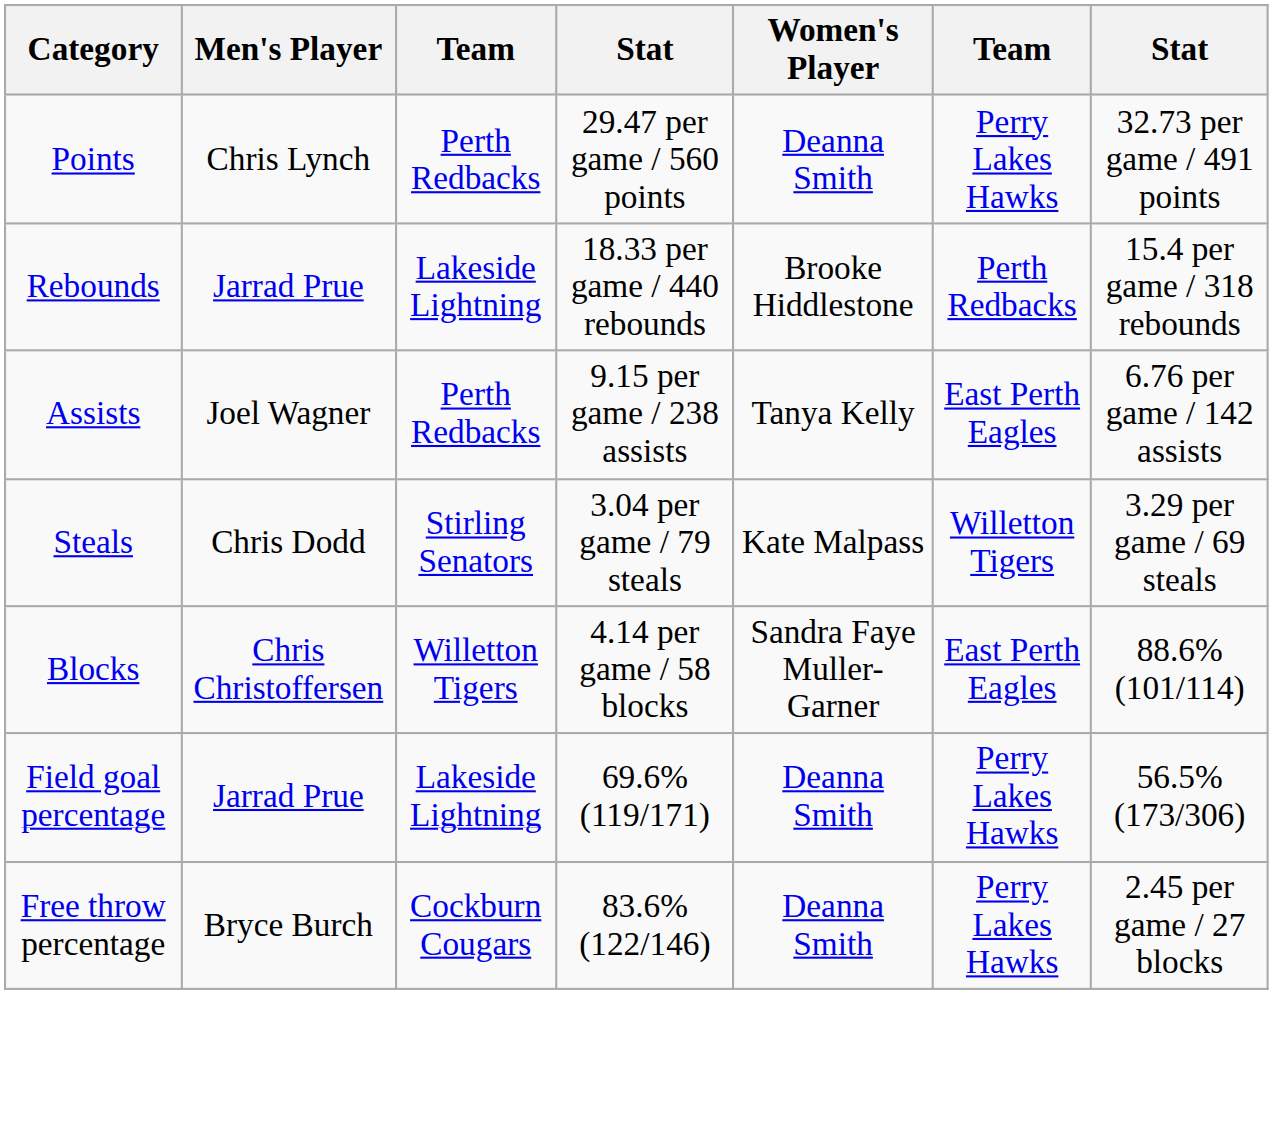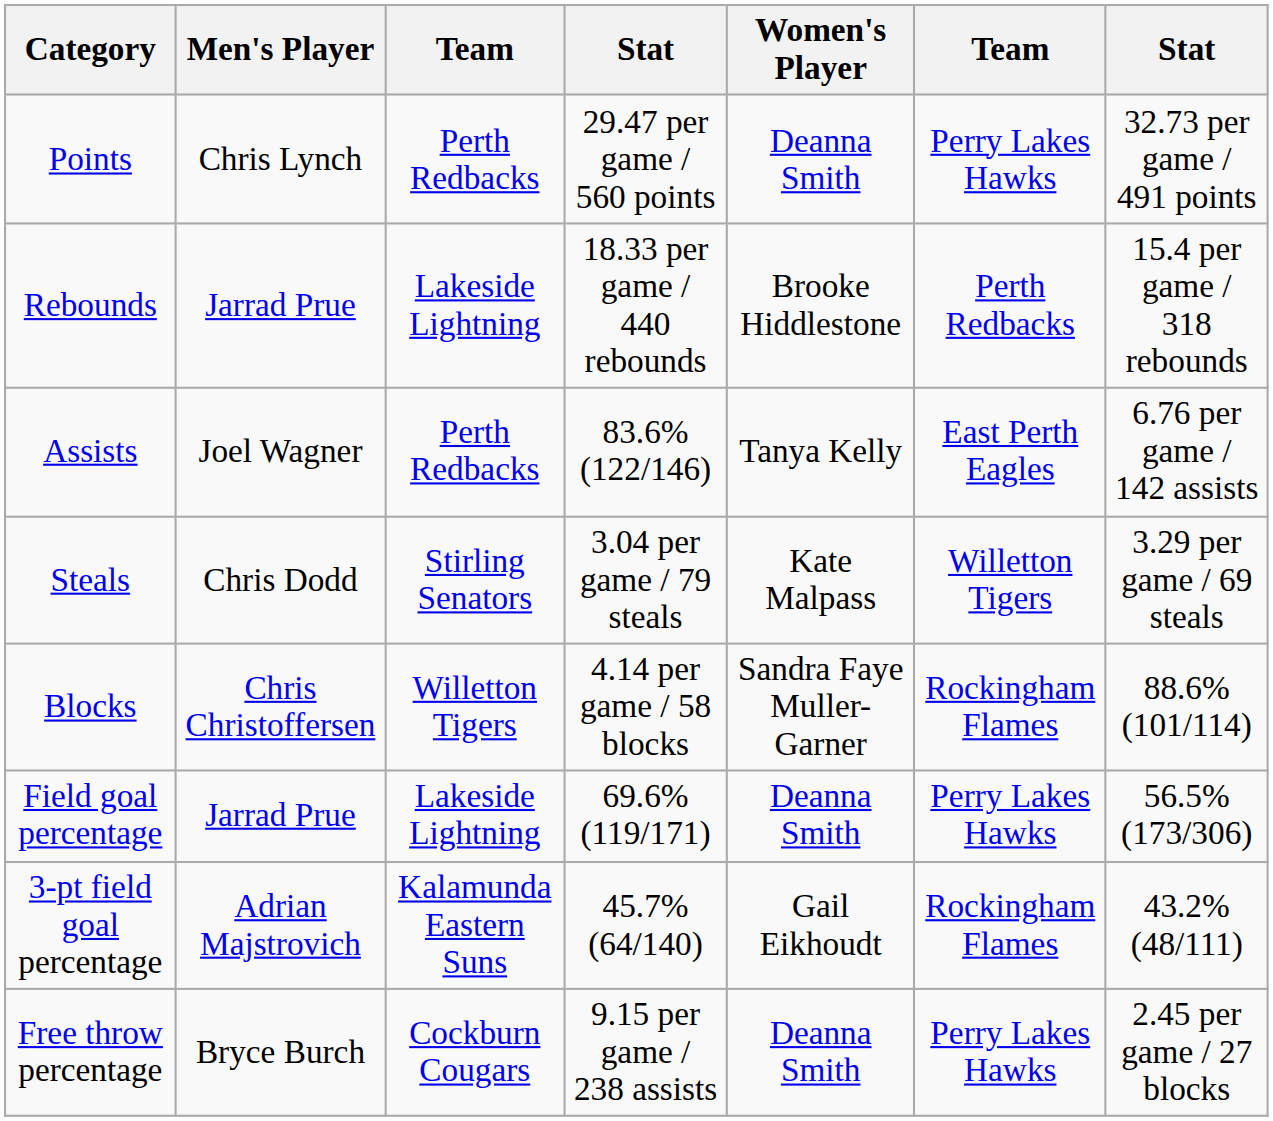(645, 413) 9.15 per game / 238 assists -> (646, 451) 83.6% (122/146)
(1012, 669) East Perth Eagles -> (1010, 706) Rockingham Flames
+ row: (90, 924)
(645, 924) 83.6% (122/146) -> (646, 1052) 9.15 per game / 238 assists
